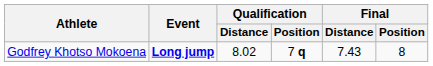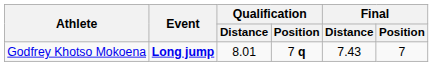(244, 52) 8.02 -> (244, 52) 8.01
(402, 52) 8 -> (402, 52) 7
